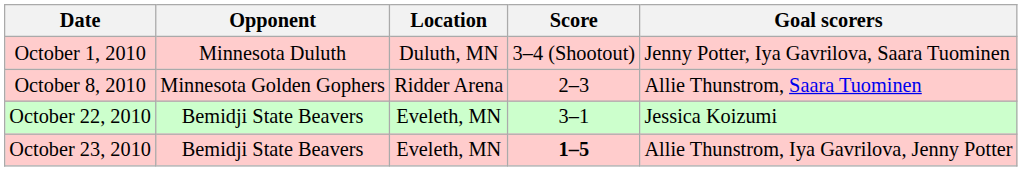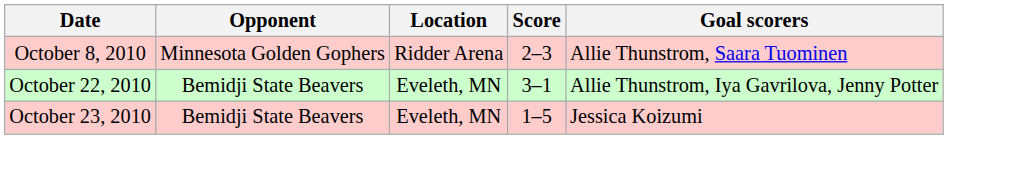- row: (80, 52)
(711, 117) Jessica Koizumi -> (754, 85) Allie Thunstrom, Iya Gavrilova, Jenny Potter
(574, 149) bold -> (537, 117) normal
(829, 149) Allie Thunstrom, Iya Gavrilova, Jenny Potter -> (636, 117) Jessica Koizumi
